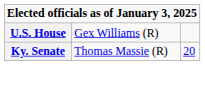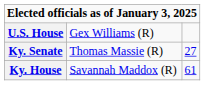(189, 51) 20 -> (191, 51) 27
+ row: (36, 70)
